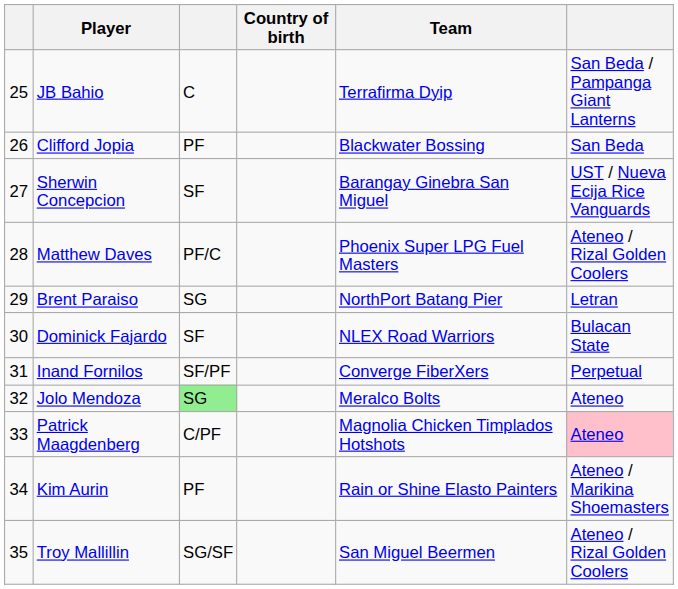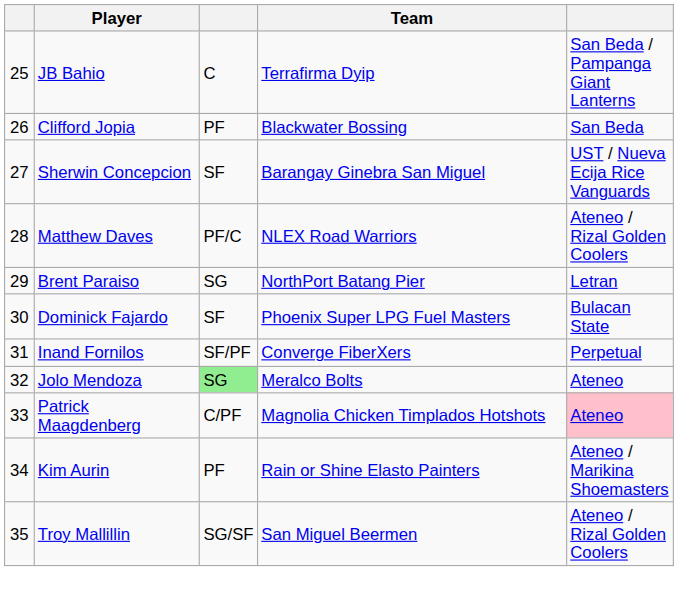- column: (286, 27)
(431, 255) Phoenix Super LPG Fuel Masters -> (339, 236) NLEX Road Warriors
(417, 336) NLEX Road Warriors -> (386, 317) Phoenix Super LPG Fuel Masters
